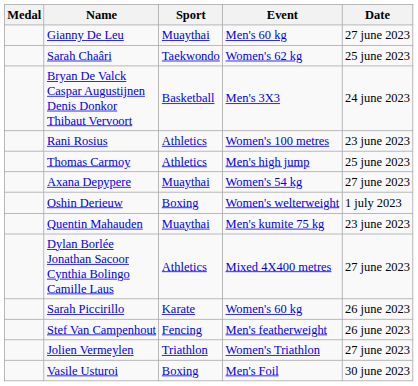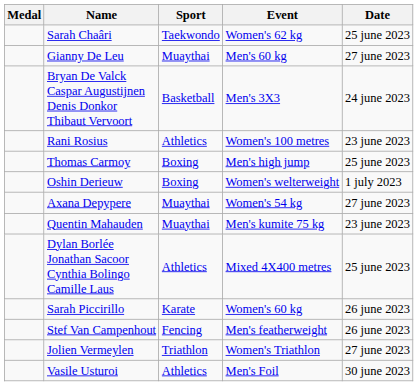rows swapped: (79, 56) <-> (85, 35)
(184, 161) Athletics -> (180, 161) Boxing
rows swapped: (89, 182) <-> (85, 203)
(378, 266) 27 june 2023 -> (378, 266) 25 june 2023
(180, 370) Boxing -> (184, 370) Athletics
